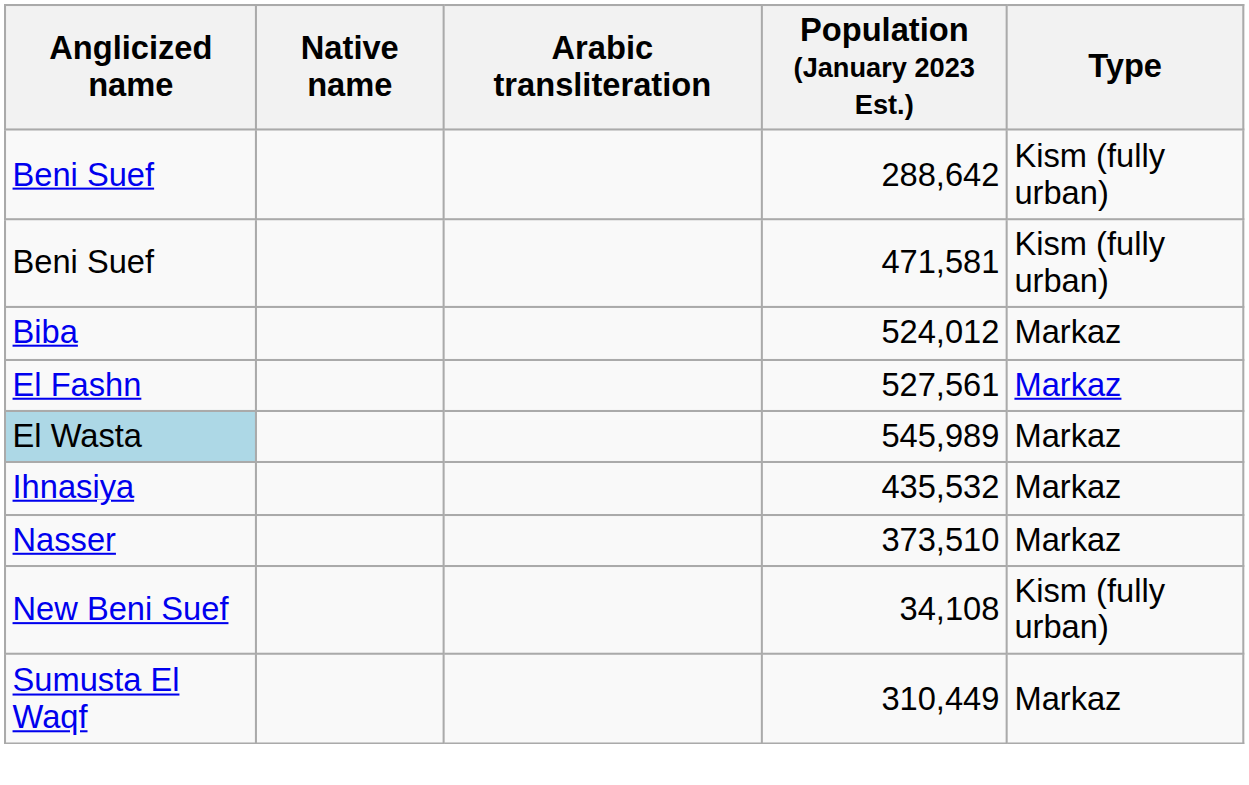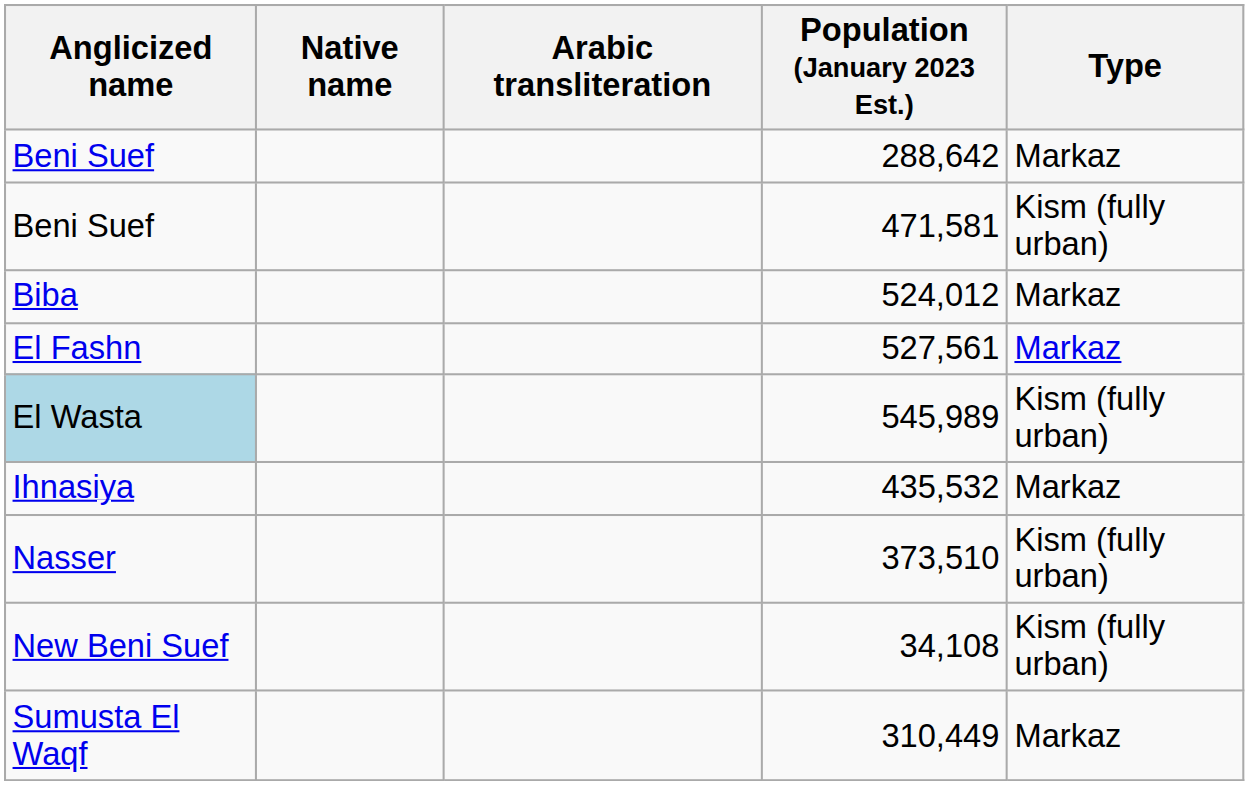(1090, 173) Kism (fully urban) -> (1068, 155) Markaz
(1068, 436) Markaz -> (1090, 417) Kism (fully urban)
(1068, 539) Markaz -> (1090, 557) Kism (fully urban)
